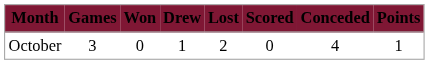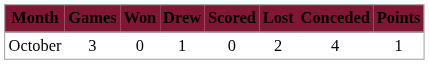columns swapped: (223, 18) <-> (270, 18)
